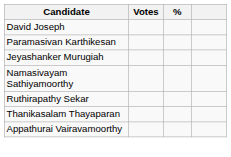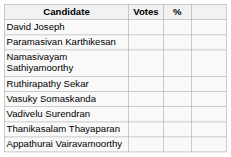- row: (55, 57)
+ row: (51, 99)
+ row: (48, 114)
